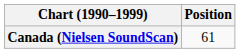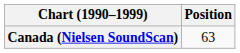(208, 37) 61 -> (208, 37) 63
